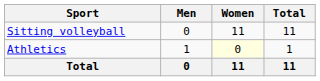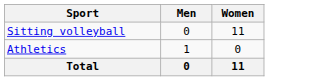- column: (289, 13)
(238, 49) lightyellow background -> (238, 49) no background
